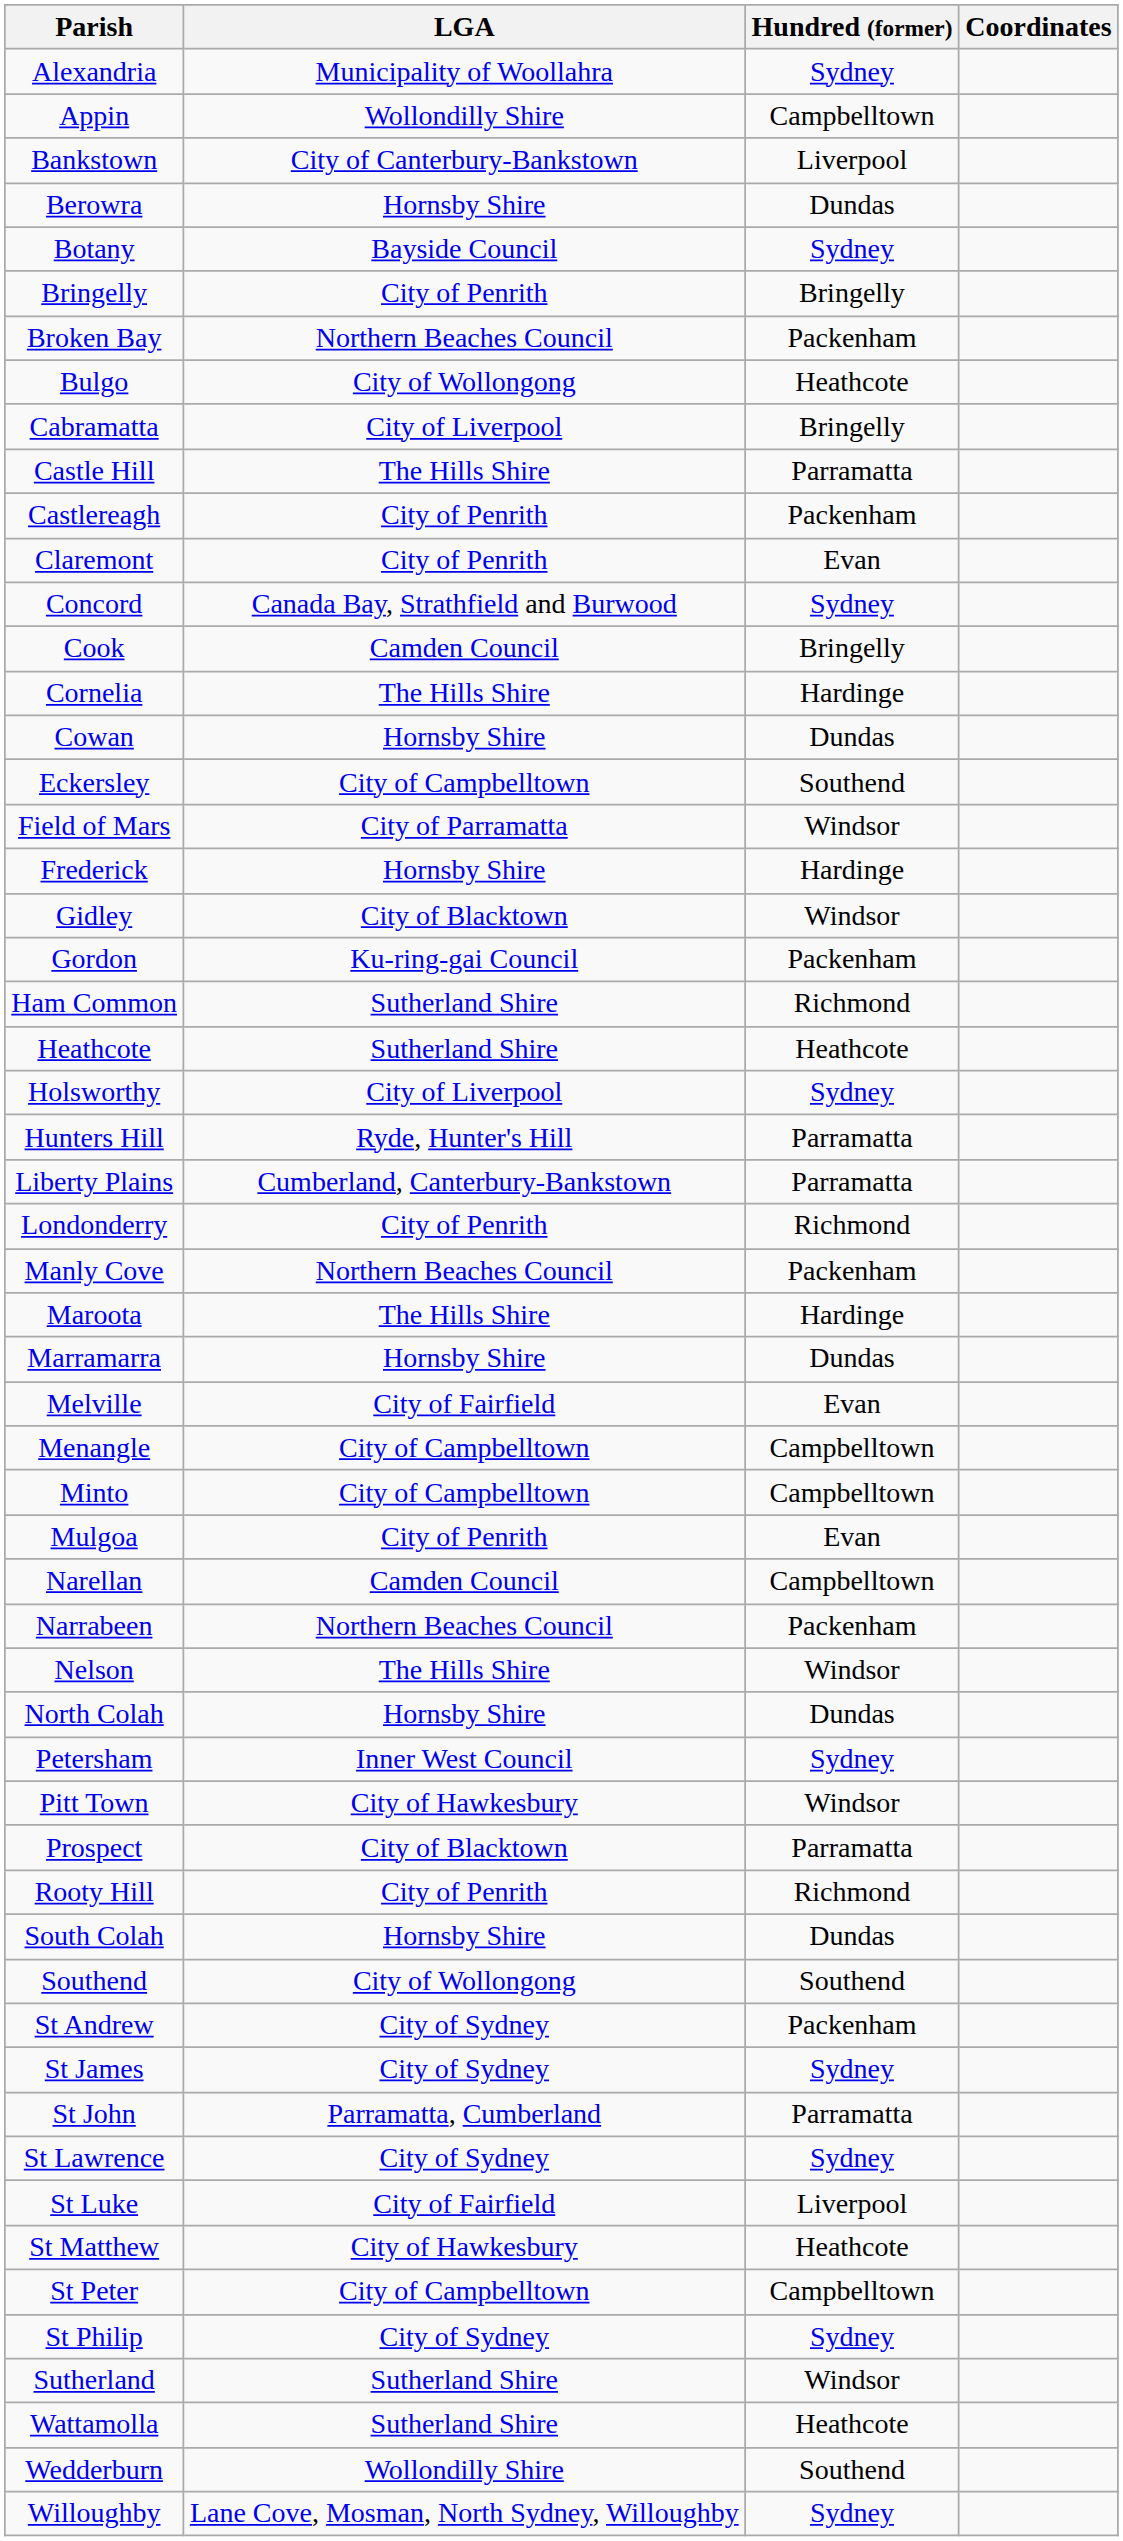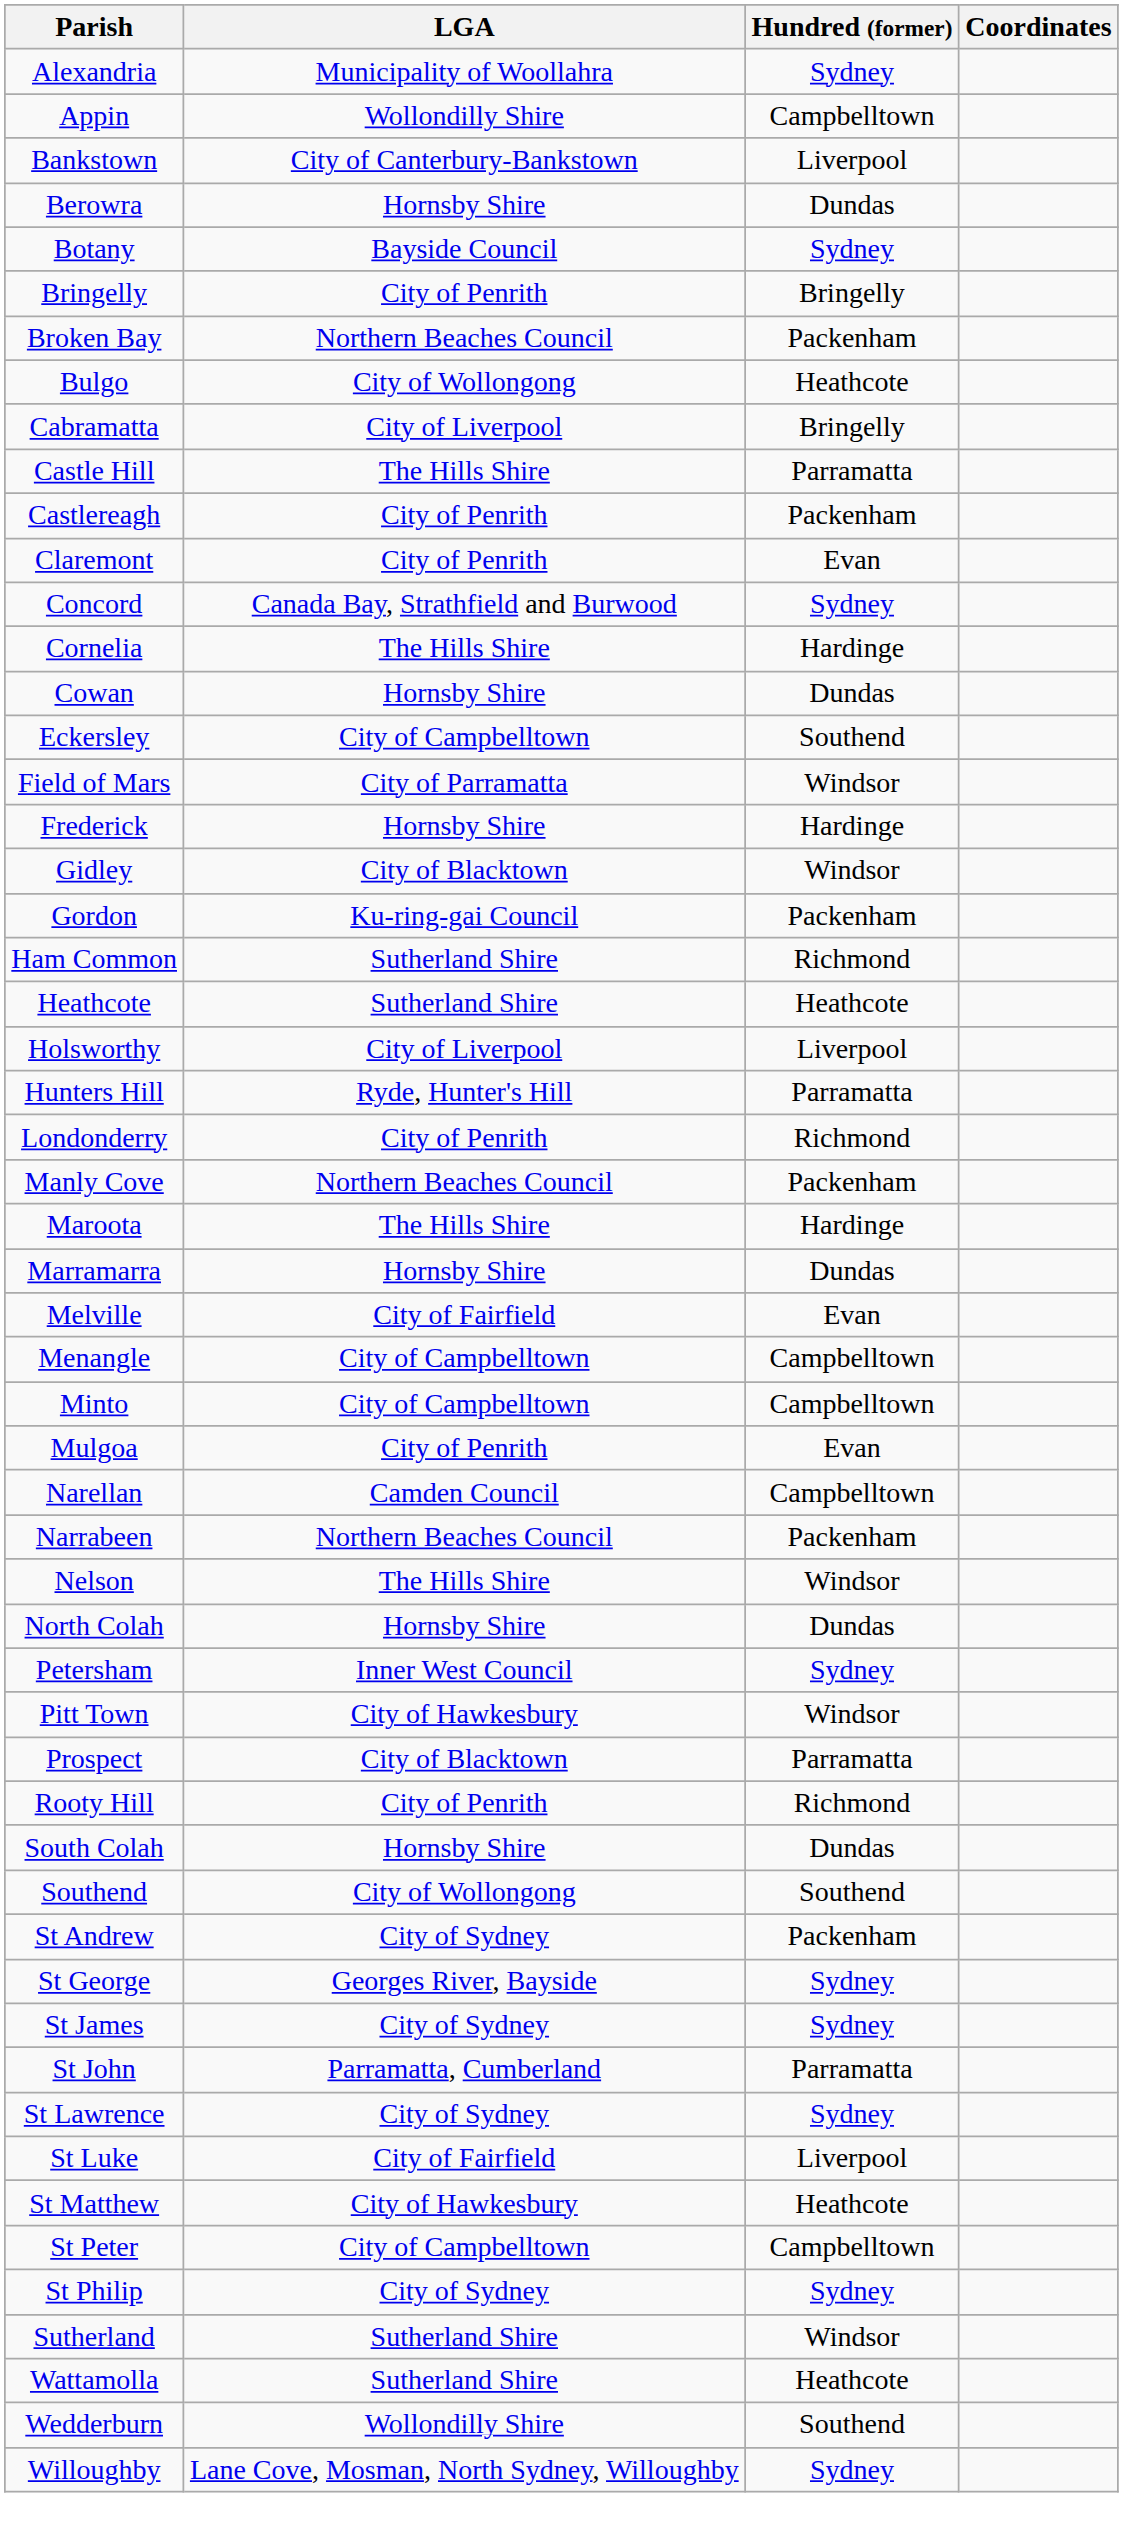- row: (94, 648)
(852, 1092) Sydney -> (852, 1048) Liverpool
- row: (94, 1181)
+ row: (94, 1980)
